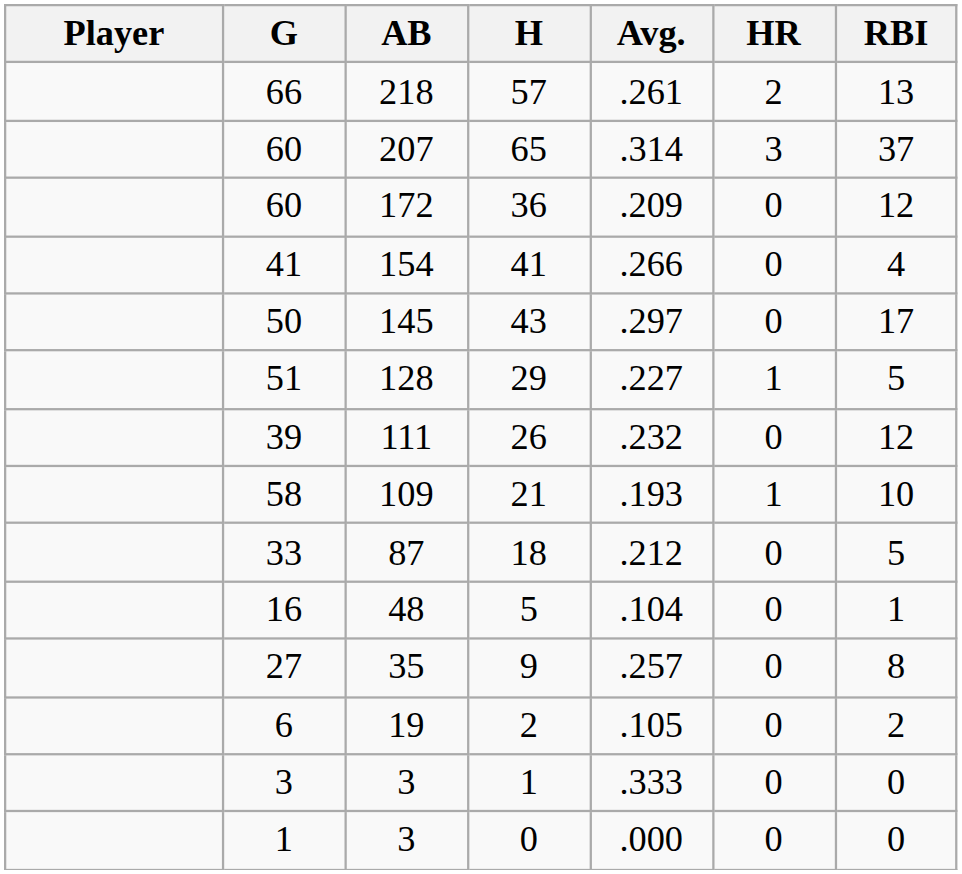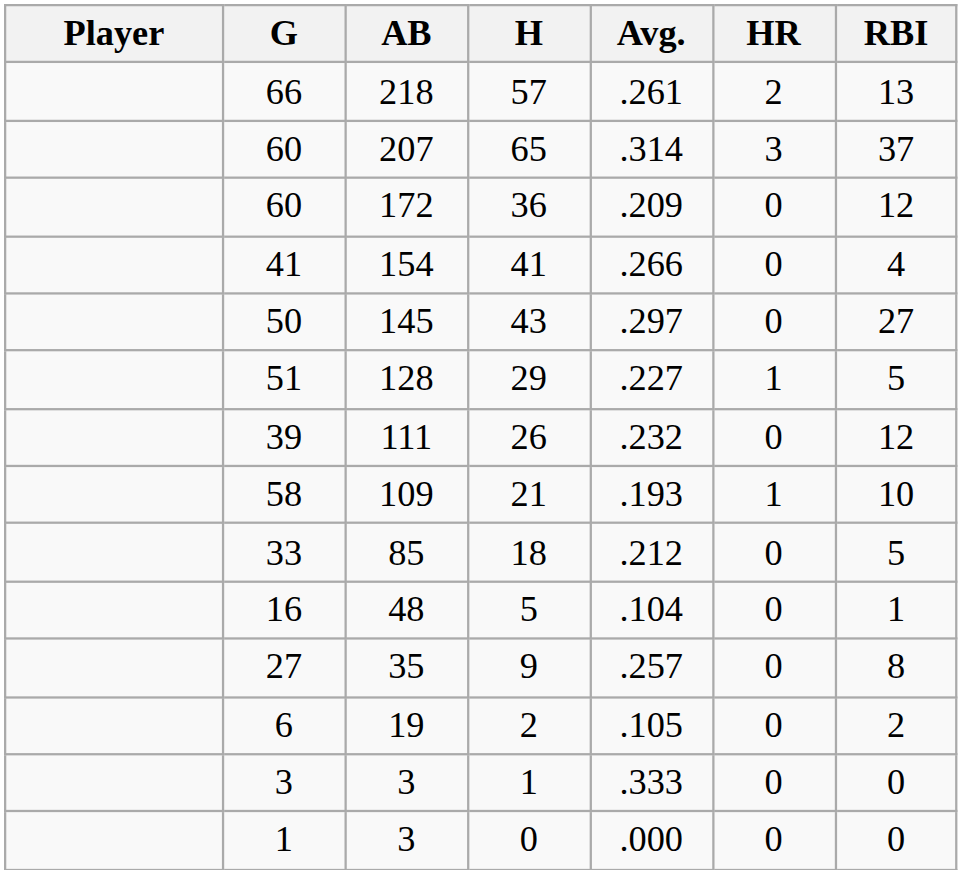(896, 321) 17 -> (896, 321) 27
(406, 551) 87 -> (406, 551) 85
